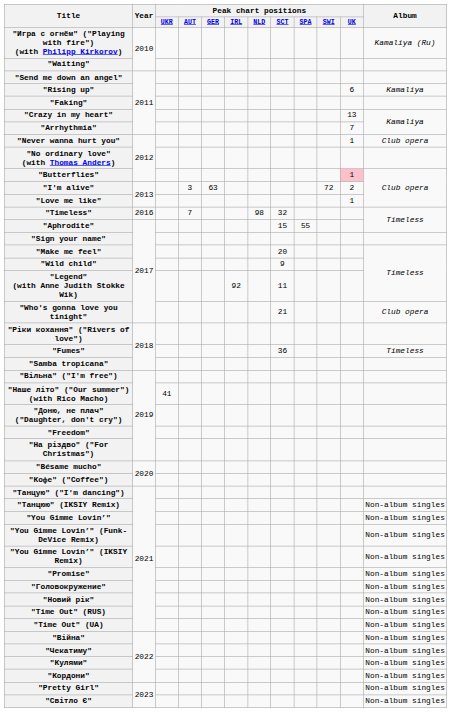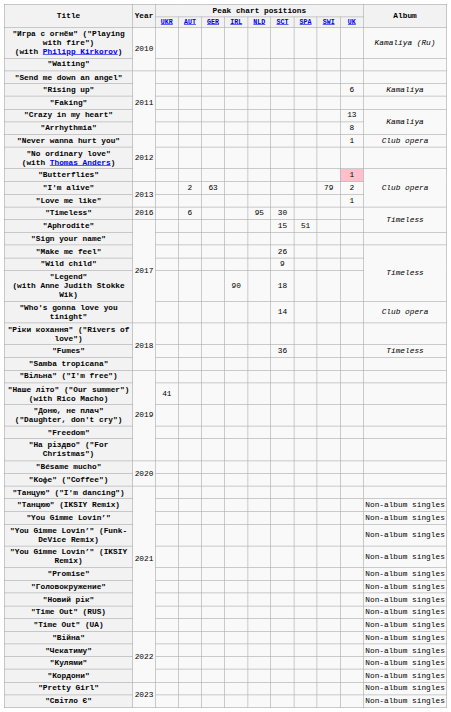(352, 128) 7 -> (352, 128) 8
(190, 188) 3 -> (190, 188) 2
(329, 188) 72 -> (329, 188) 79
(190, 213) 7 -> (190, 213) 6
(259, 213) 98 -> (259, 213) 95
(282, 213) 32 -> (282, 213) 30
(306, 226) 55 -> (306, 226) 51
(282, 252) 20 -> (282, 252) 26
(236, 286) 92 -> (236, 286) 90
(282, 286) 11 -> (282, 286) 18
(282, 312) 21 -> (282, 312) 14
